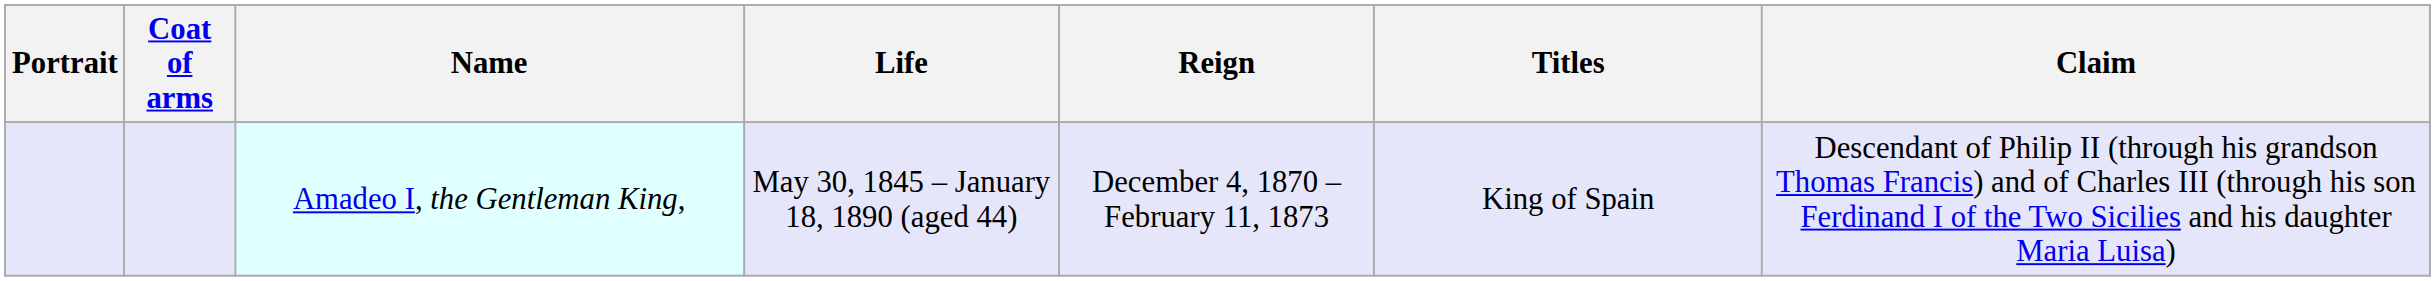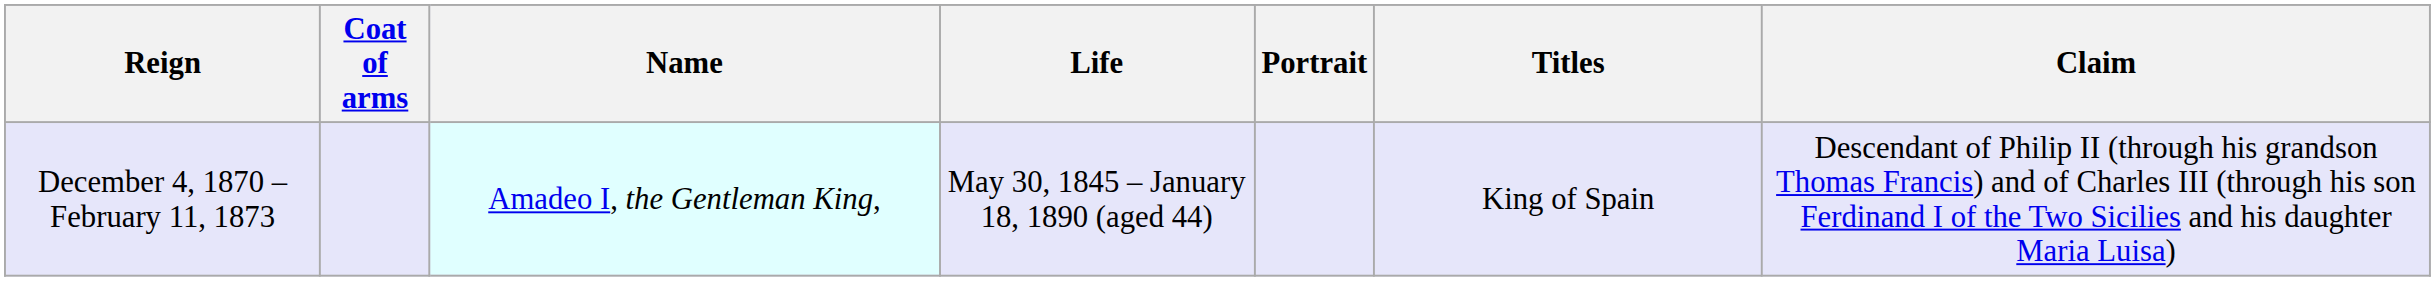columns swapped: (65, 63) <-> (1217, 63)
